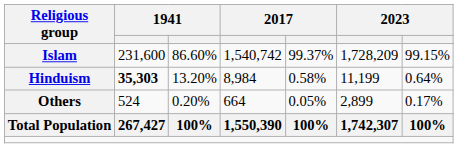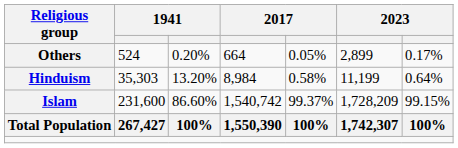rows swapped: (60, 55) <-> (60, 101)
(138, 78) bold -> (138, 78) normal
